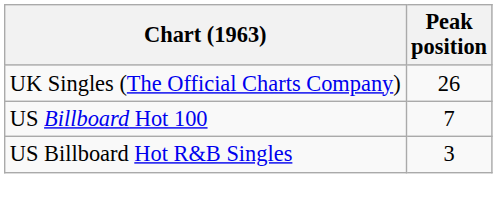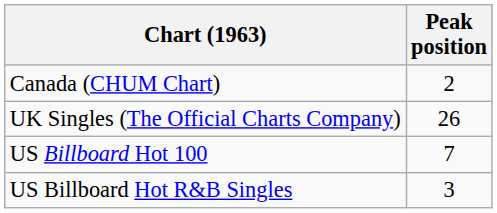+ row: (115, 82)
